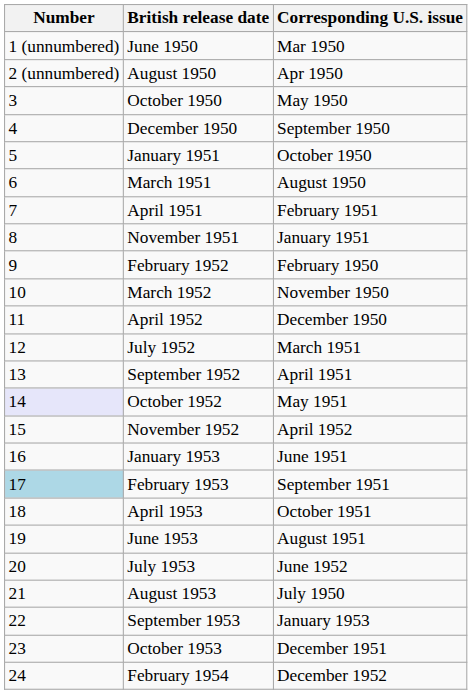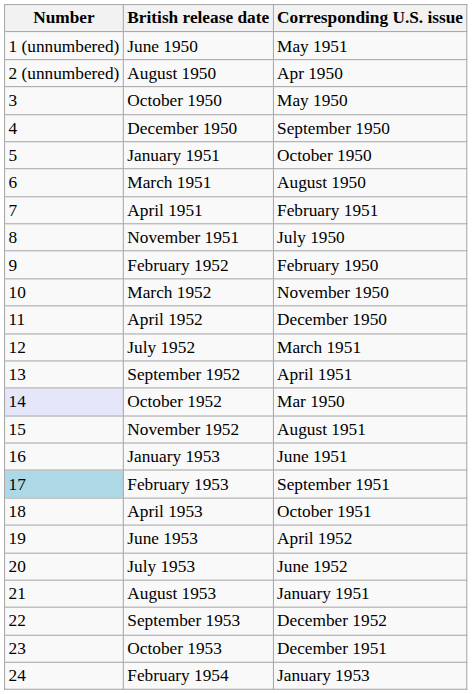(311, 45) Mar 1950 -> (312, 45) May 1951
(323, 237) January 1951 -> (311, 237) July 1950
(312, 401) May 1951 -> (311, 401) Mar 1950
(315, 429) April 1952 -> (321, 429) August 1951
(321, 538) August 1951 -> (315, 538) April 1952
(311, 593) July 1950 -> (323, 593) January 1951
(323, 621) January 1953 -> (332, 621) December 1952
(332, 675) December 1952 -> (323, 675) January 1953
